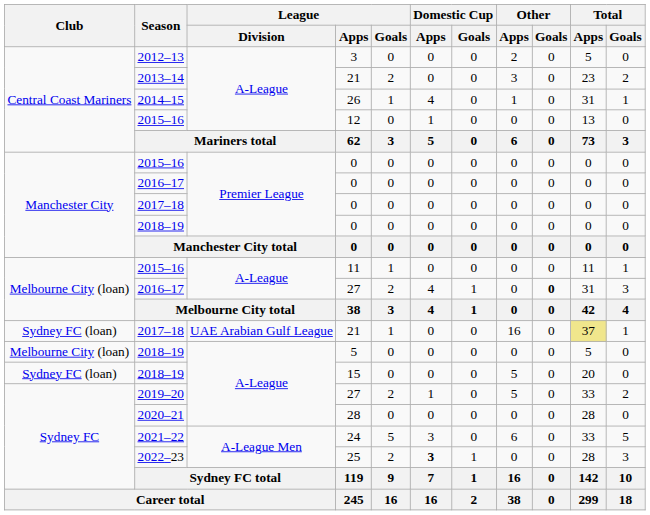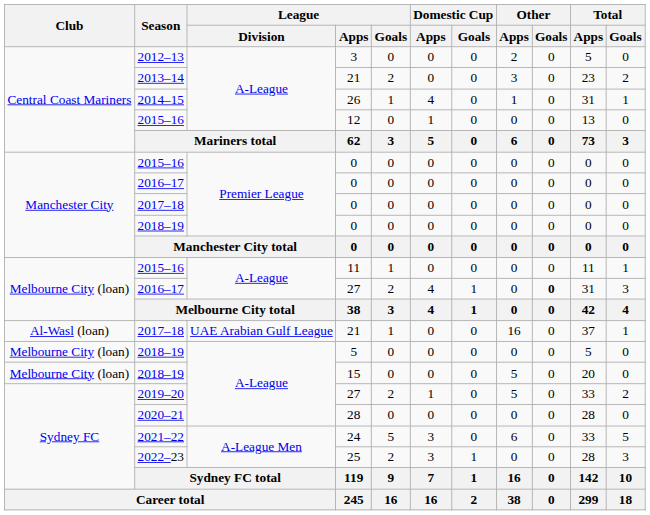(69, 330) Sydney FC (loan) -> (69, 330) Al-Wasl (loan)
(588, 330) khaki background -> (588, 330) no background
(69, 373) Sydney FC (loan) -> (69, 373) Melbourne City (loan)
(431, 457) bold -> (431, 457) normal
